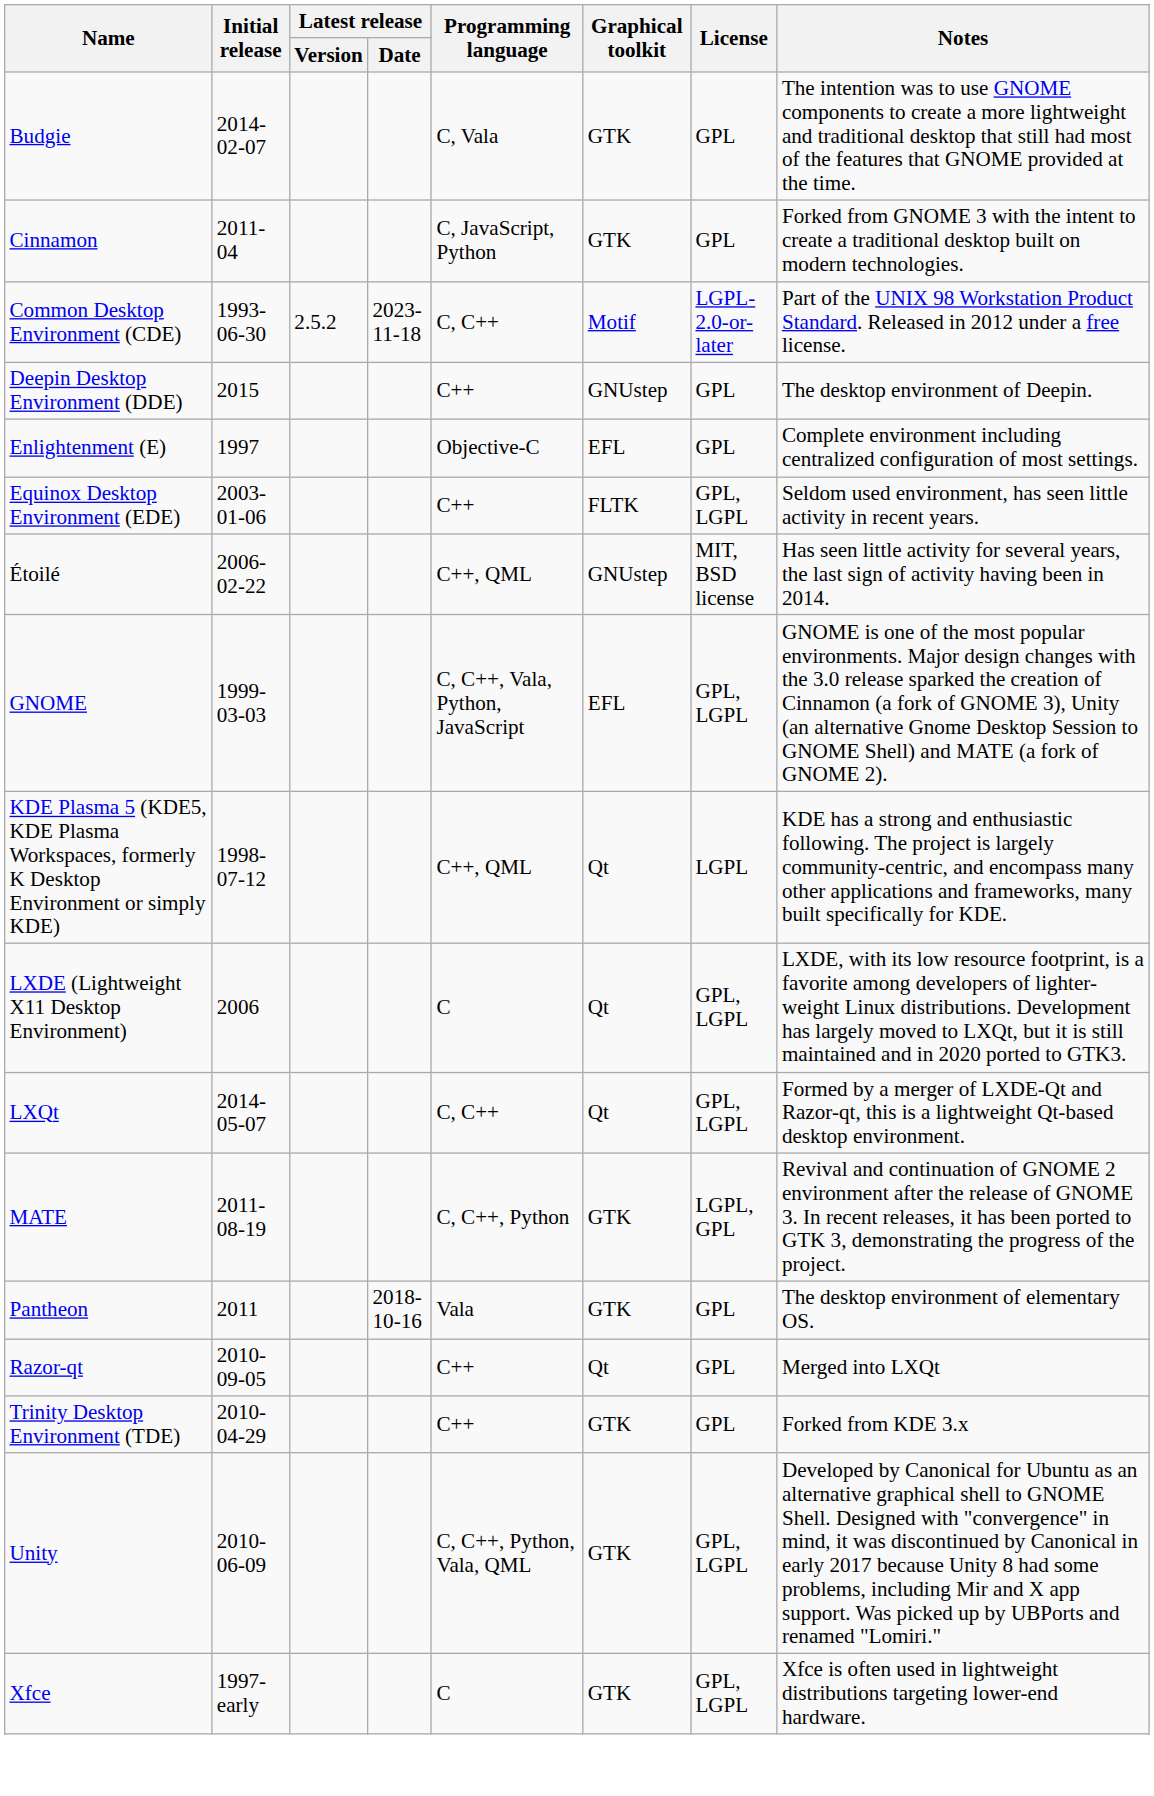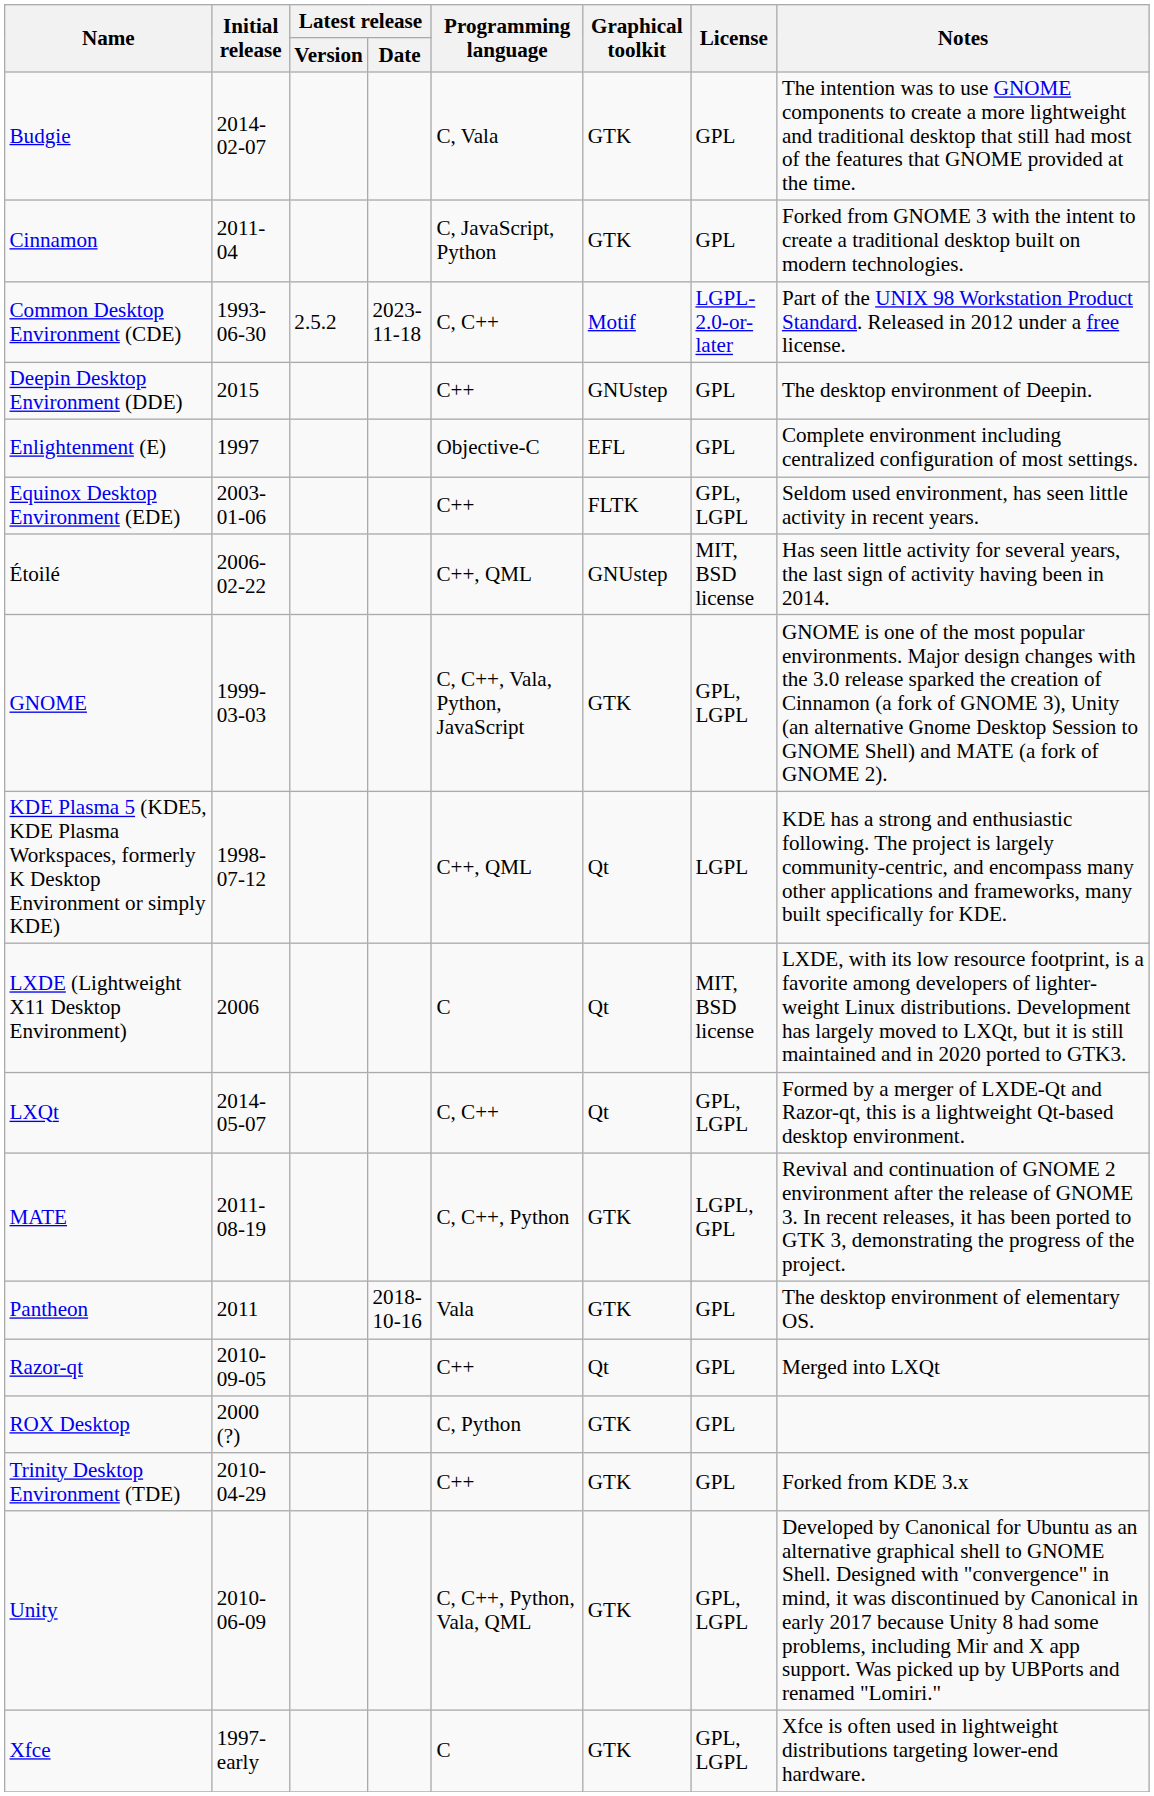(607, 702) EFL -> (609, 702) GTK
(722, 1007) GPL, LGPL -> (725, 1007) MIT, BSD license
+ row: (70, 1424)
